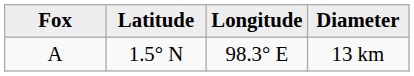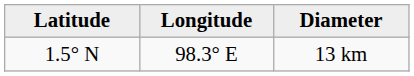- column: (55, 20)
